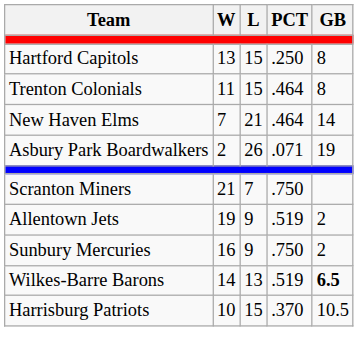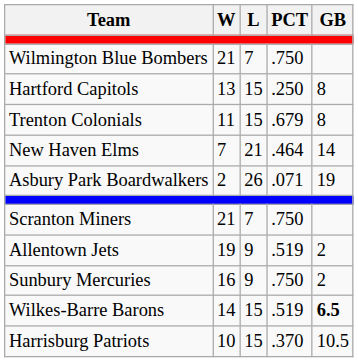+ row: (108, 59)
(287, 89) .464 -> (287, 119) .679
(253, 280) 13 -> (253, 310) 15
